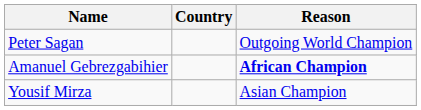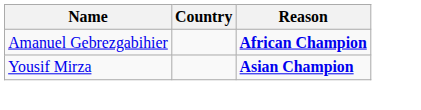- row: (46, 42)
(293, 92) normal -> (297, 67) bold
